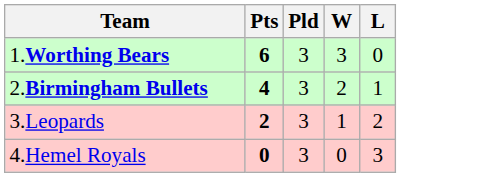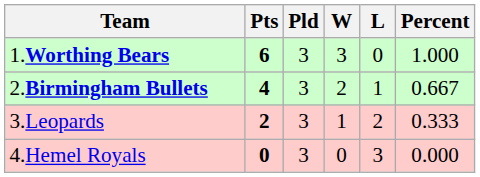+ column: (435, 21)
